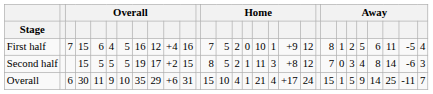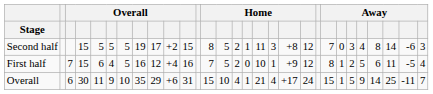rows swapped: (26, 47) <-> (32, 64)
